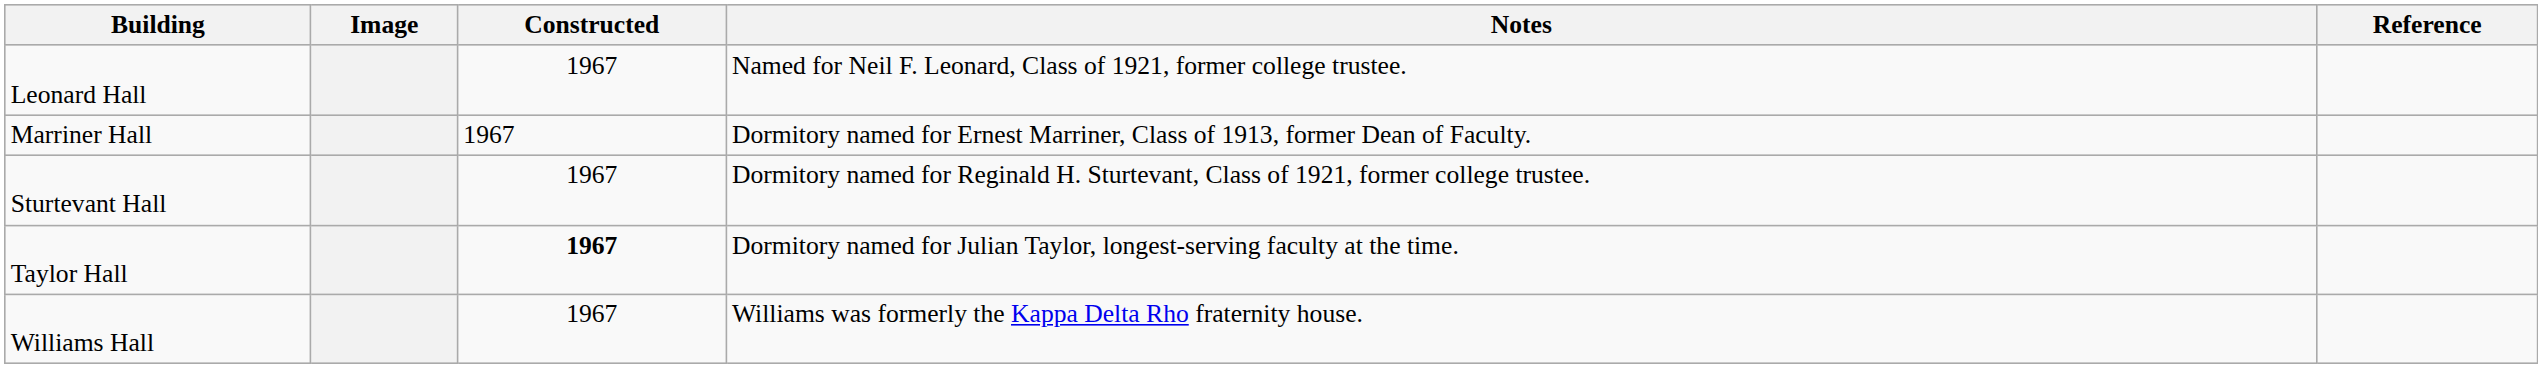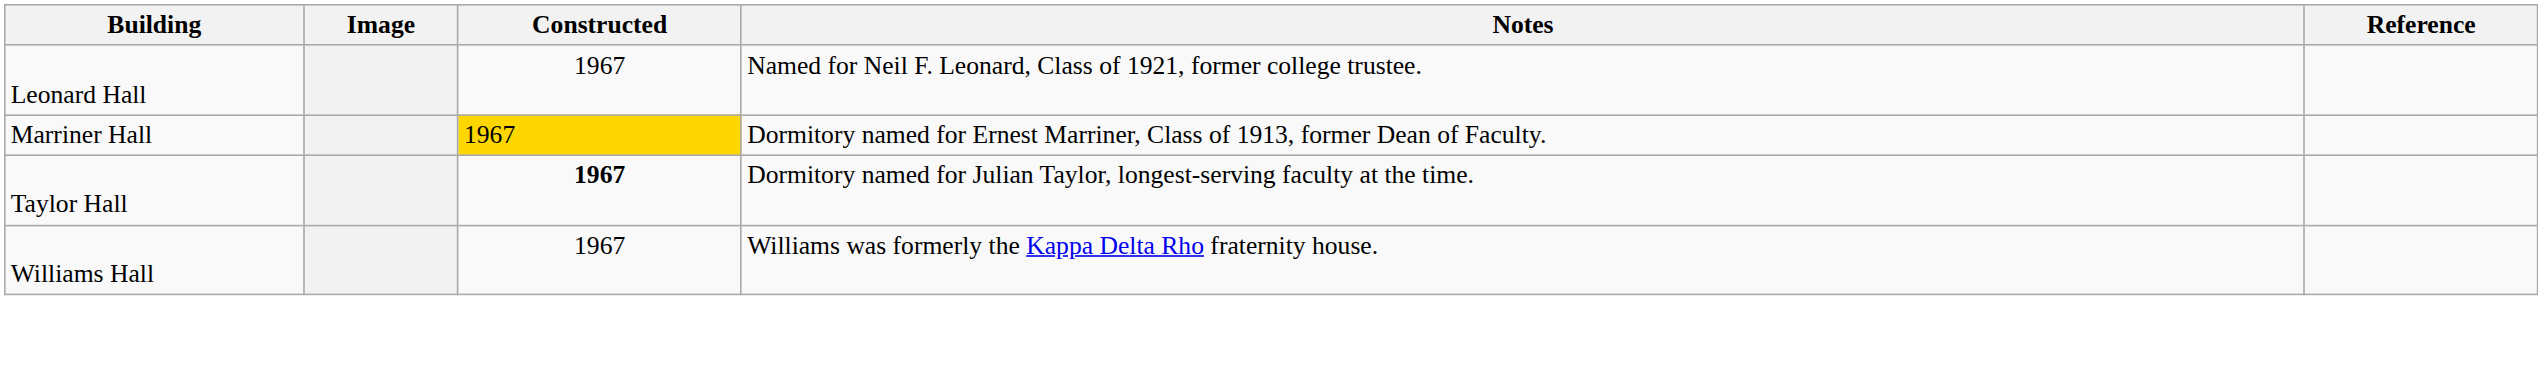(489, 134) no background -> (490, 134) gold background
- row: (89, 204)
